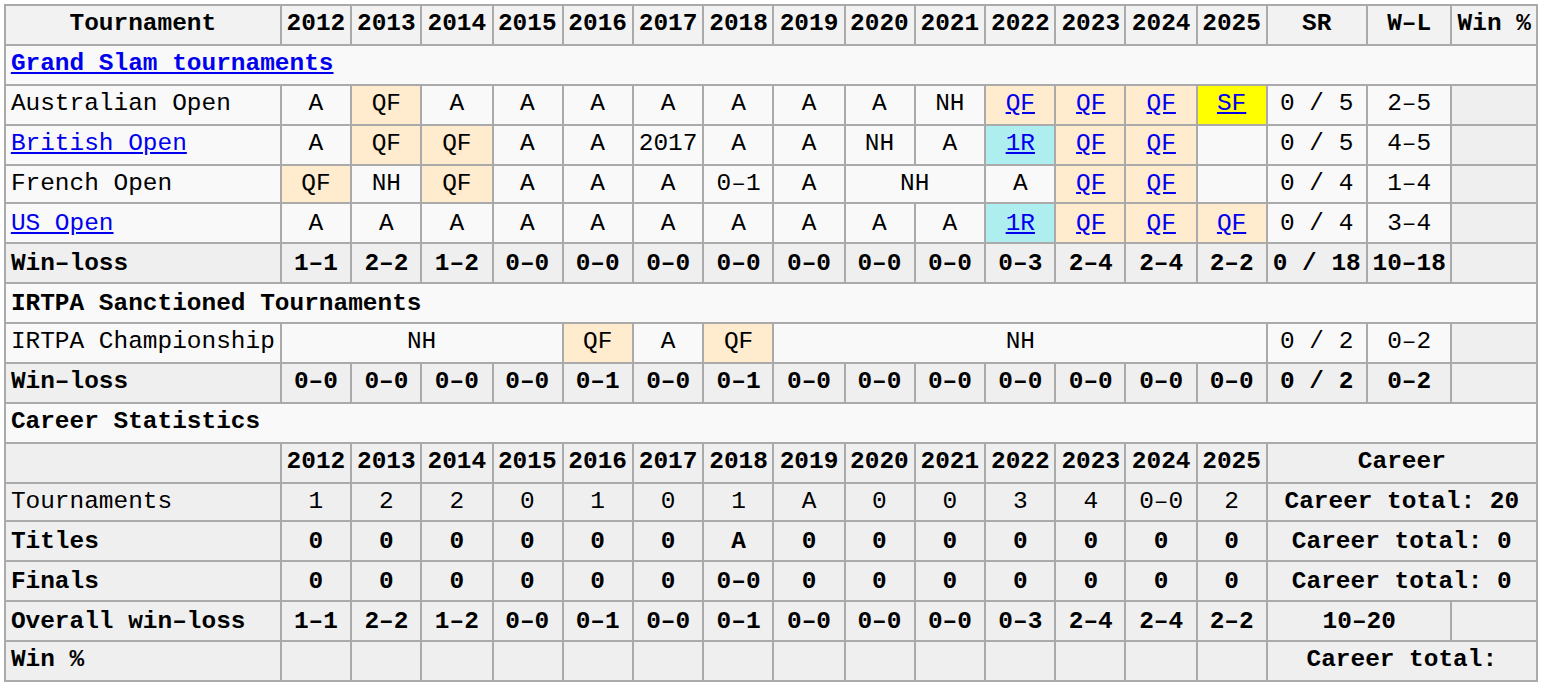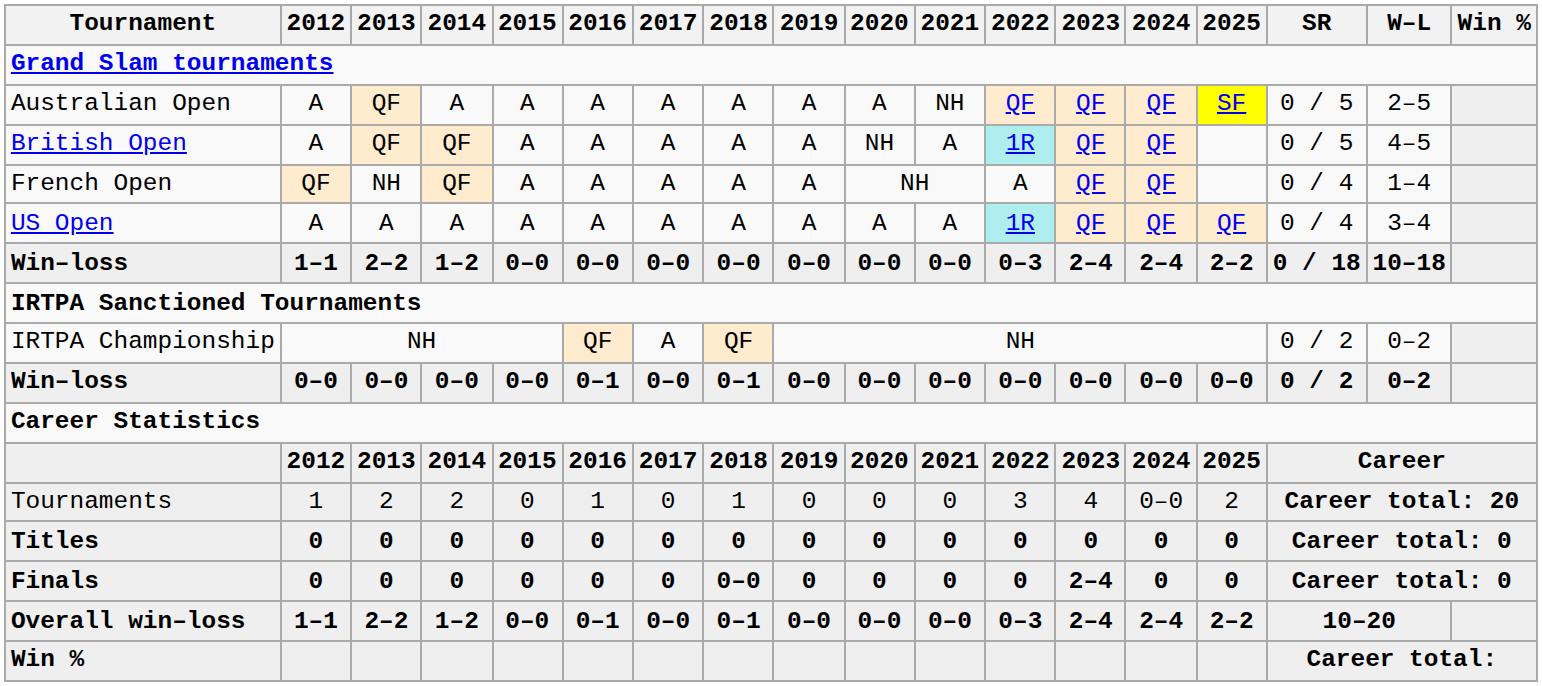(668, 144) 2017 -> (668, 144) A
(739, 184) 0–1 -> (739, 184) A
(809, 502) A -> (809, 502) 0
(739, 542) A -> (739, 542) 0
(1091, 582) 0 -> (1091, 582) 2–4
